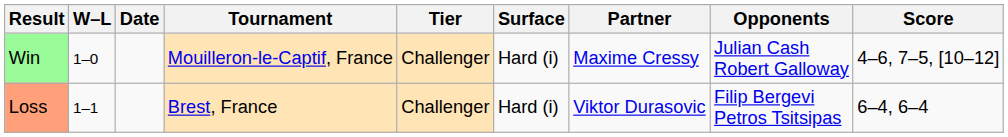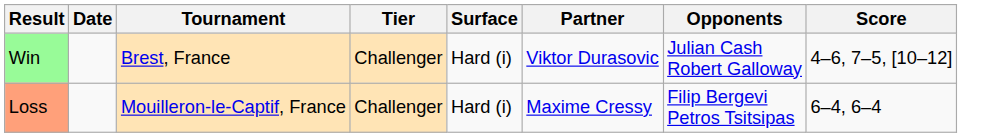- column: (92, 18)
(280, 58) Mouilleron-le-Captif, France -> (176, 58) Brest, France
(636, 58) Maxime Cressy -> (593, 58) Viktor Durasovic
(223, 107) Brest, France -> (233, 107) Mouilleron-le-Captif, France
(639, 107) Viktor Durasovic -> (589, 107) Maxime Cressy
